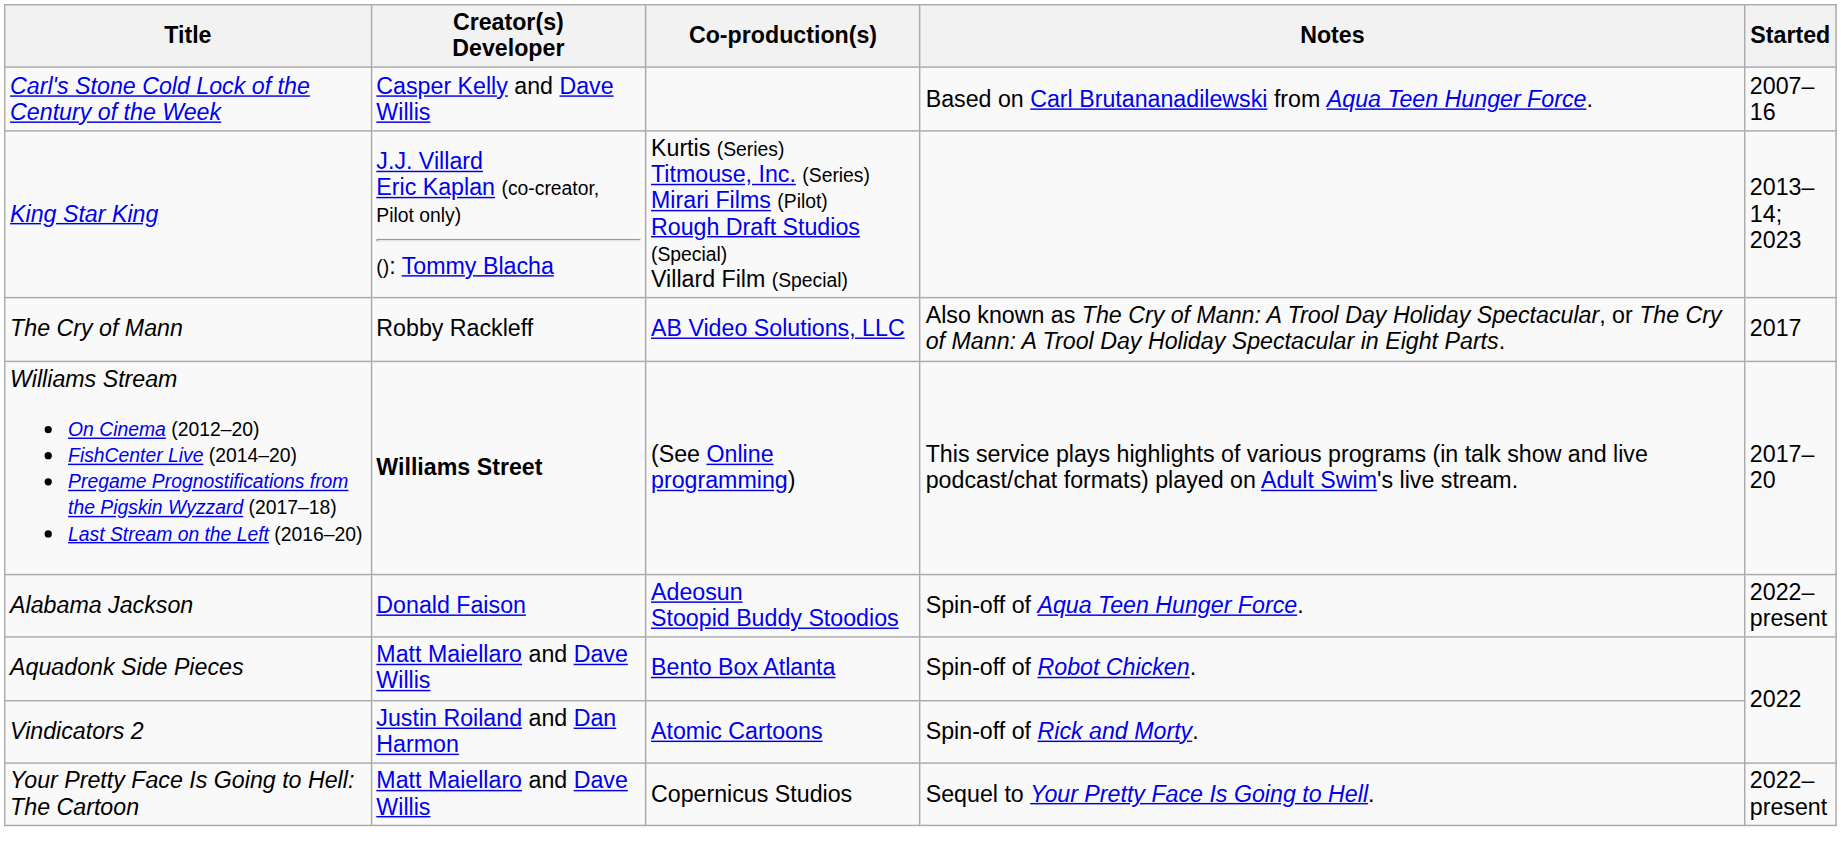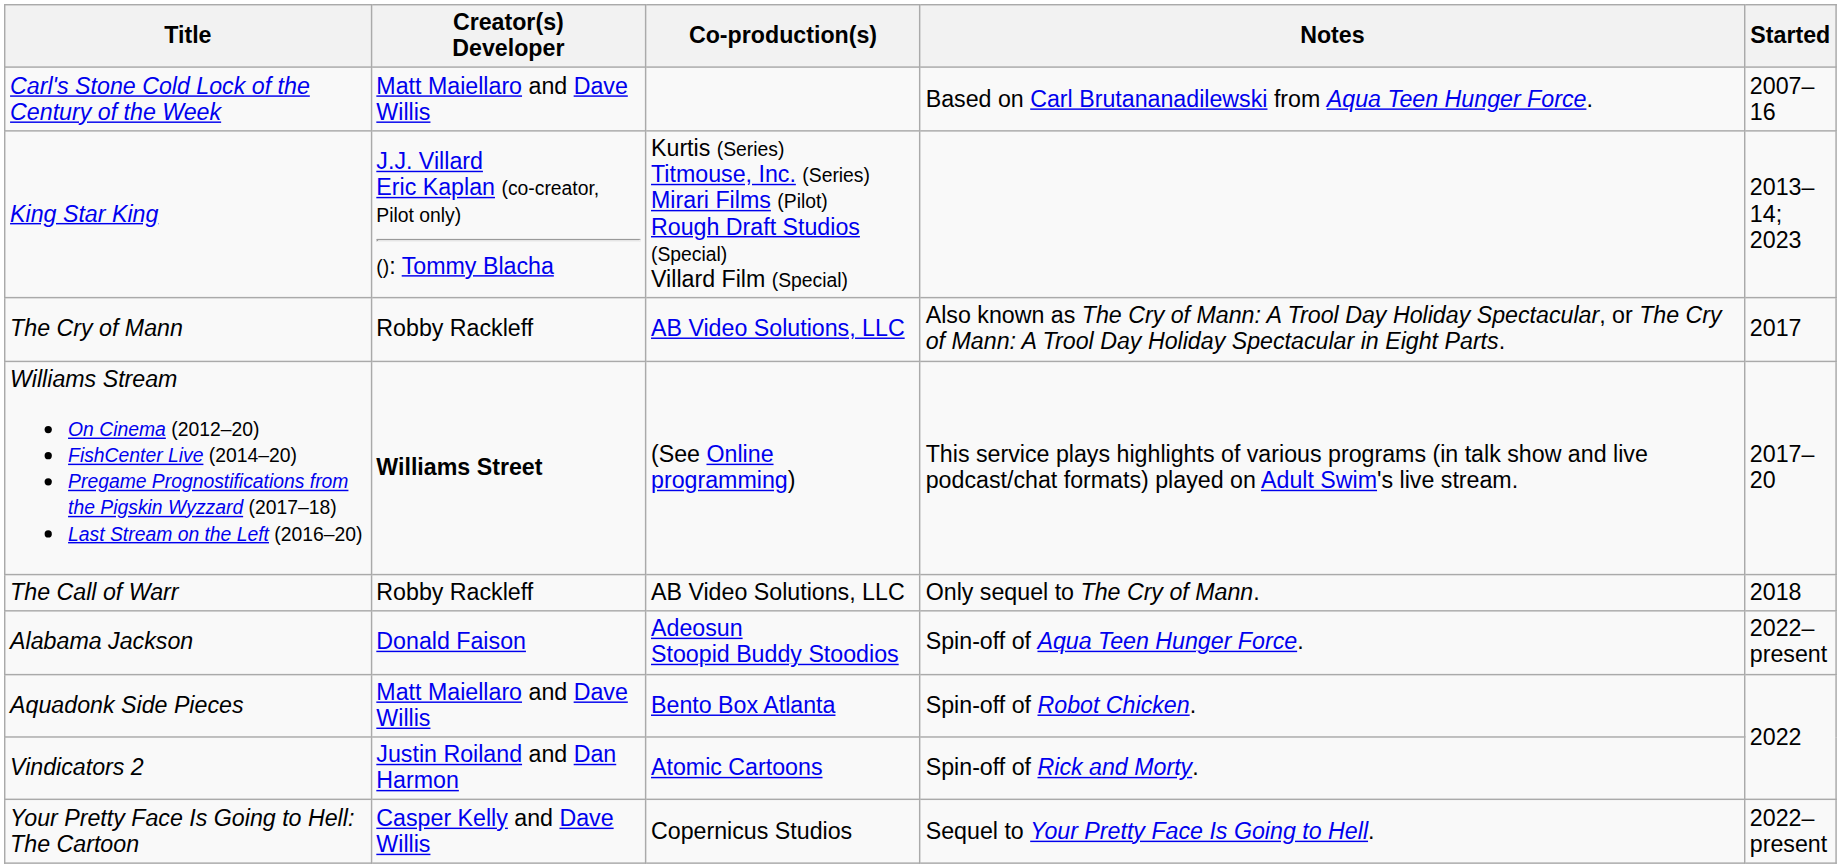(495, 98) Casper Kelly and Dave Willis -> (502, 98) Matt Maiellaro and Dave Willis
+ row: (94, 592)
(502, 794) Matt Maiellaro and Dave Willis -> (495, 831) Casper Kelly and Dave Willis
